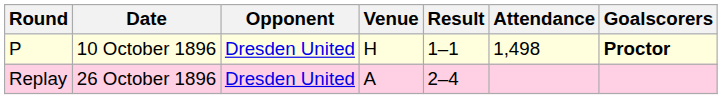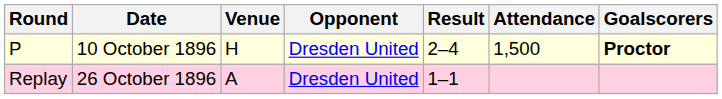columns swapped: (290, 19) <-> (391, 19)
(443, 49) 1–1 -> (443, 49) 2–4
(517, 49) 1,498 -> (517, 49) 1,500
(443, 78) 2–4 -> (443, 78) 1–1
